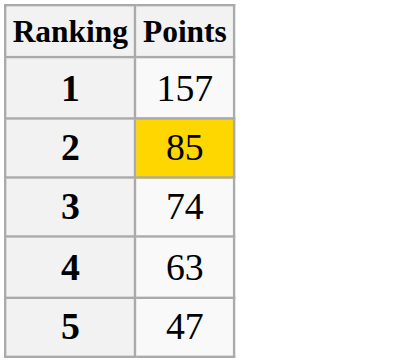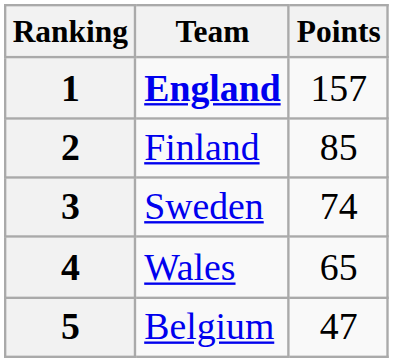+ column: (212, 30)
(185, 146) gold background -> (339, 146) no background
(185, 266) 63 -> (339, 266) 65
